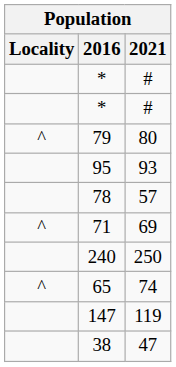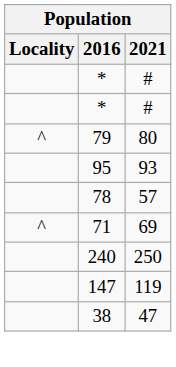- row: (102, 286)
